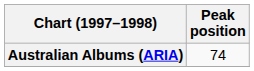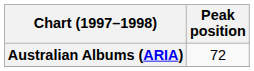(218, 54) 74 -> (218, 54) 72
